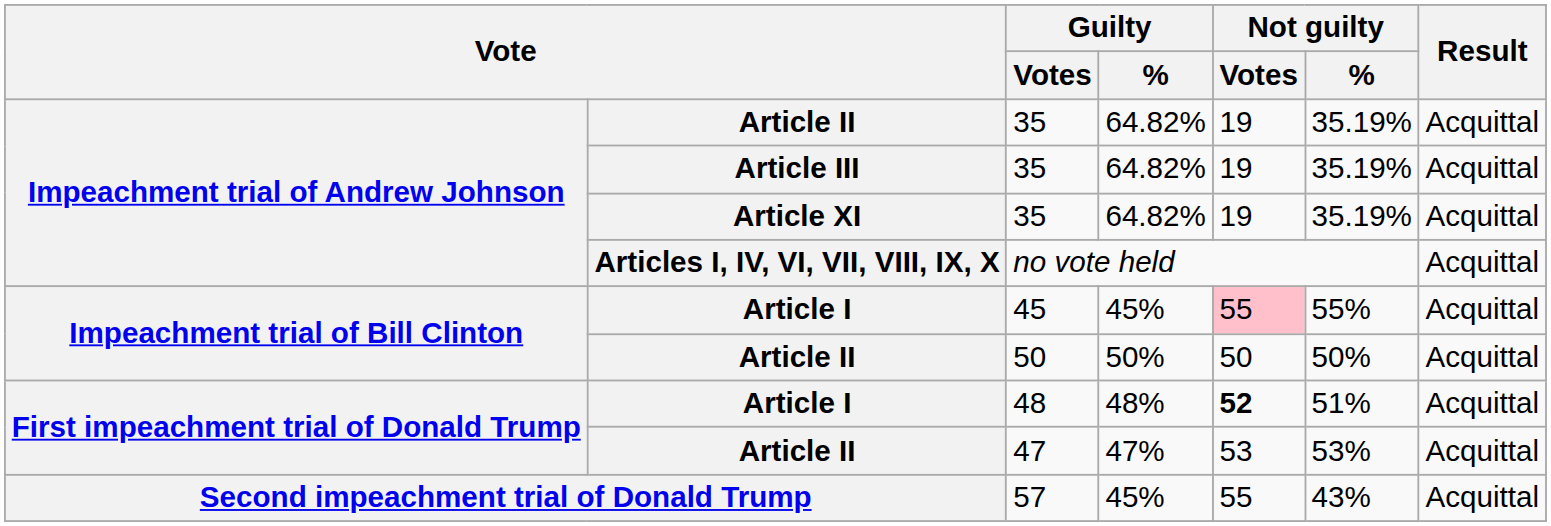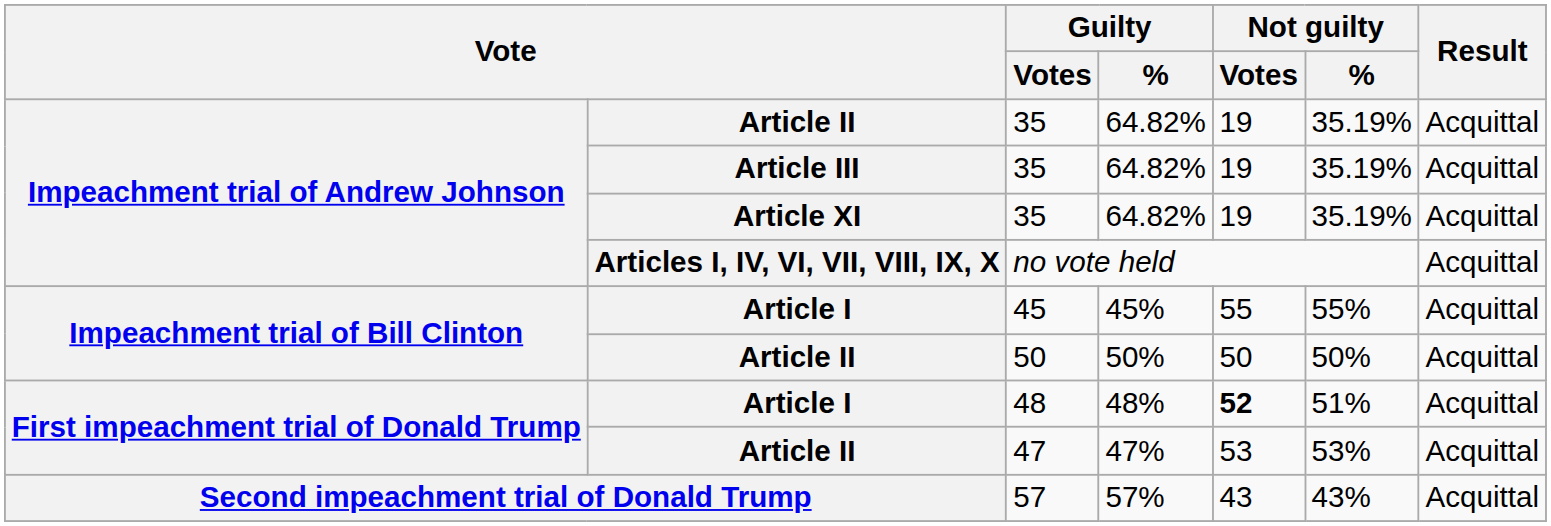(1236, 309) pink background -> (1236, 309) no background
(1135, 497) 45% -> (1135, 497) 57%
(1236, 497) 55 -> (1236, 497) 43
